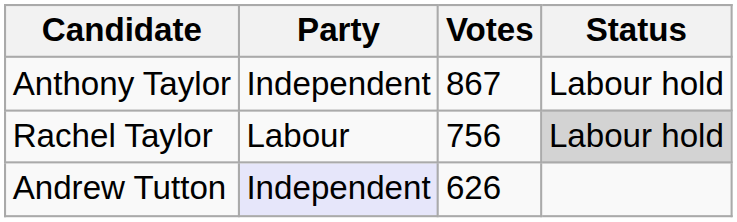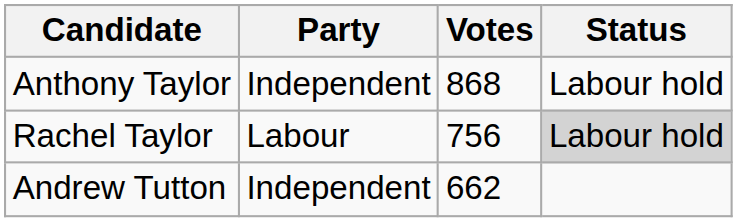(474, 83) 867 -> (474, 83) 868
(339, 188) lavender background -> (339, 188) no background
(474, 188) 626 -> (474, 188) 662
